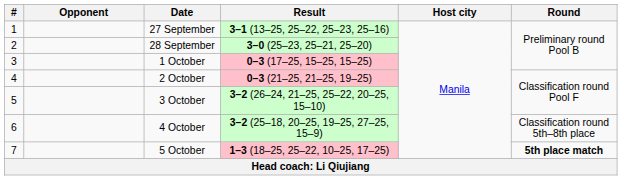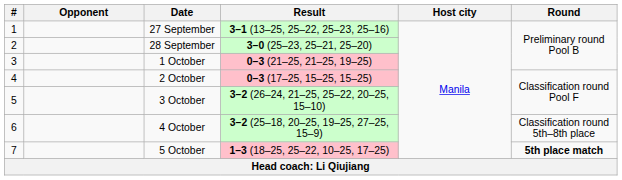(309, 62) 0–3 (17–25, 15–25, 15–25) -> (309, 62) 0–3 (21–25, 21–25, 19–25)
(309, 78) 0–3 (21–25, 21–25, 19–25) -> (309, 78) 0–3 (17–25, 15–25, 15–25)
